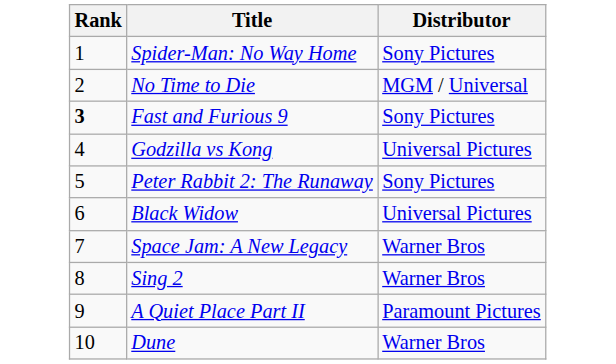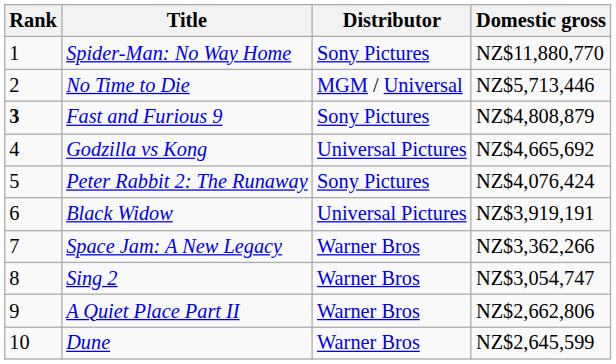+ column: (541, 20)
(461, 310) Paramount Pictures -> (368, 310) Warner Bros
